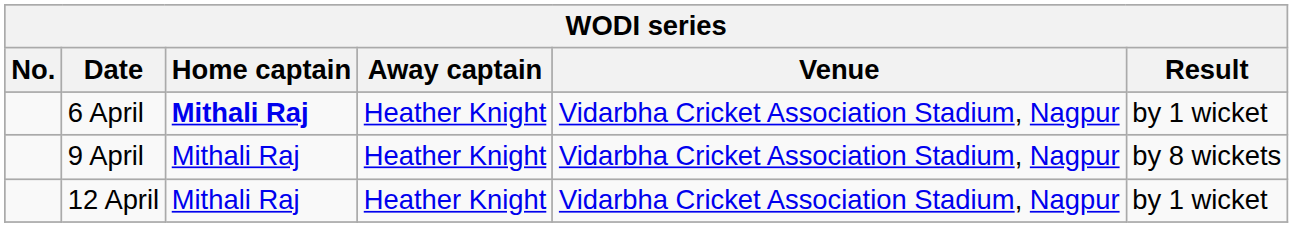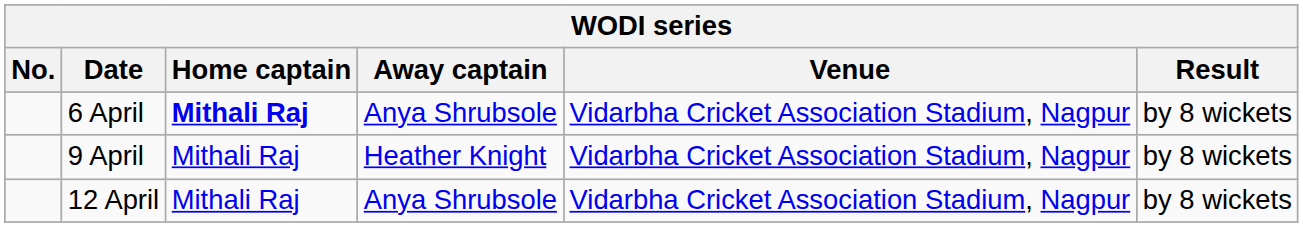(455, 112) Heather Knight -> (460, 112) Anya Shrubsole
(1200, 112) by 1 wicket -> (1217, 112) by 8 wickets
(455, 199) Heather Knight -> (460, 199) Anya Shrubsole
(1200, 199) by 1 wicket -> (1217, 199) by 8 wickets
